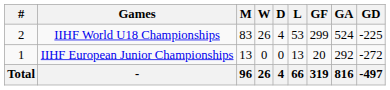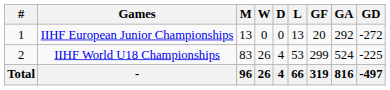rows swapped: (137, 54) <-> (137, 34)
